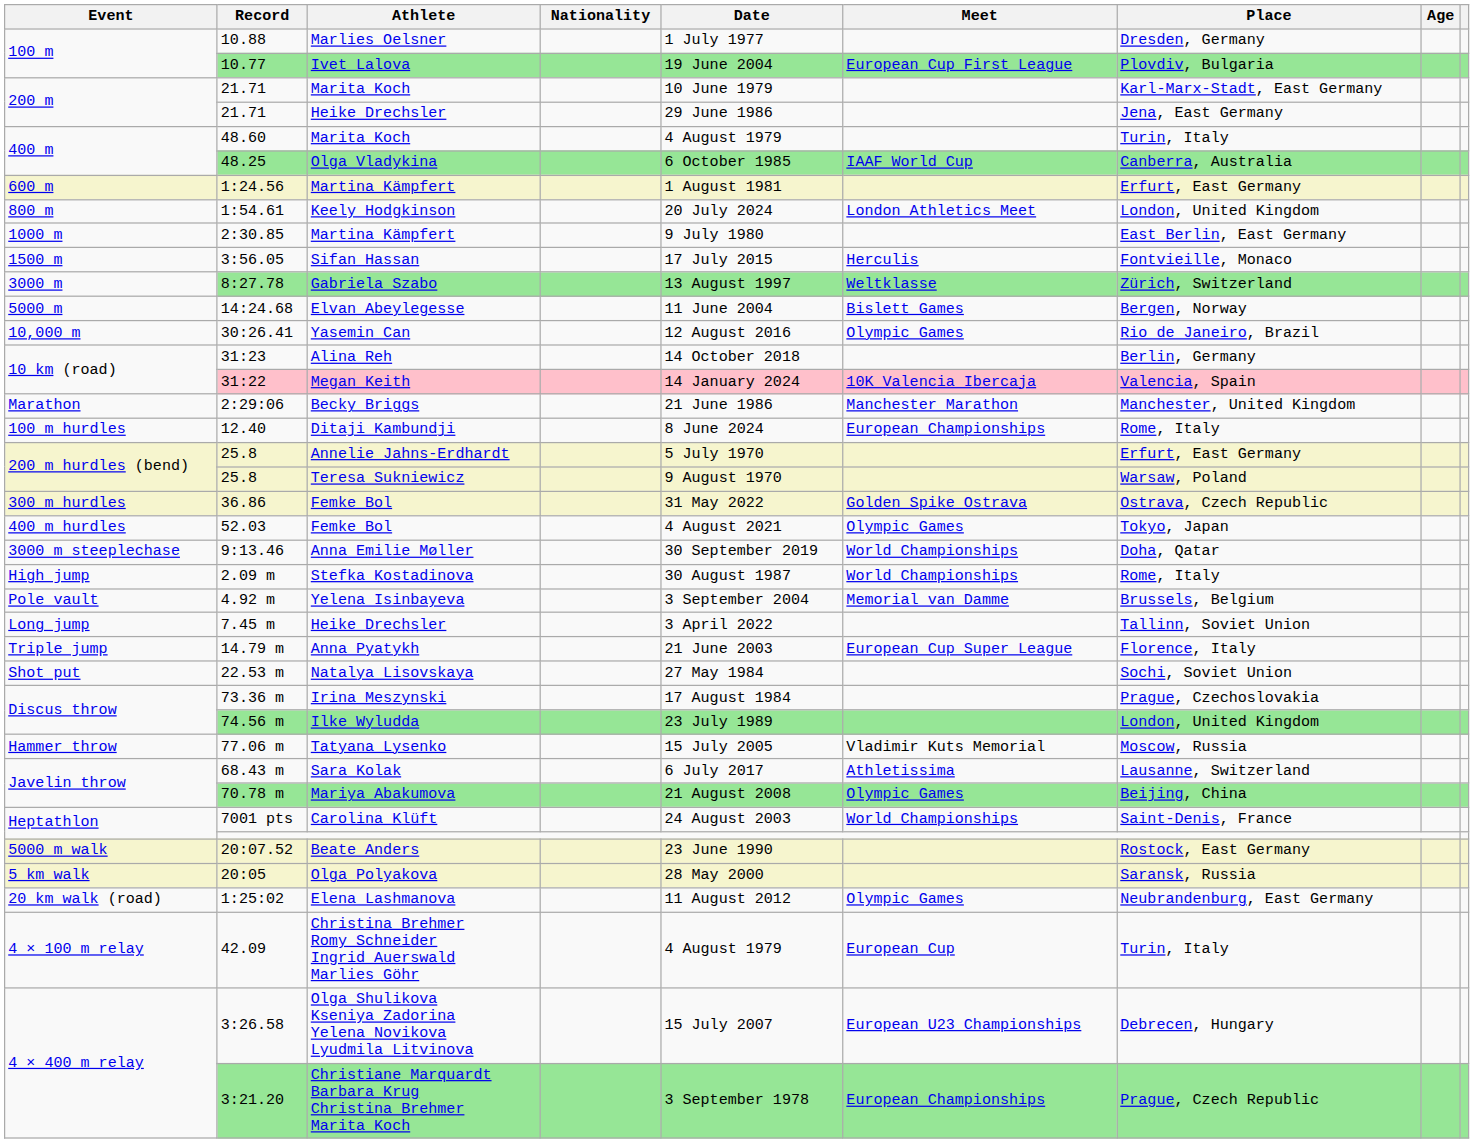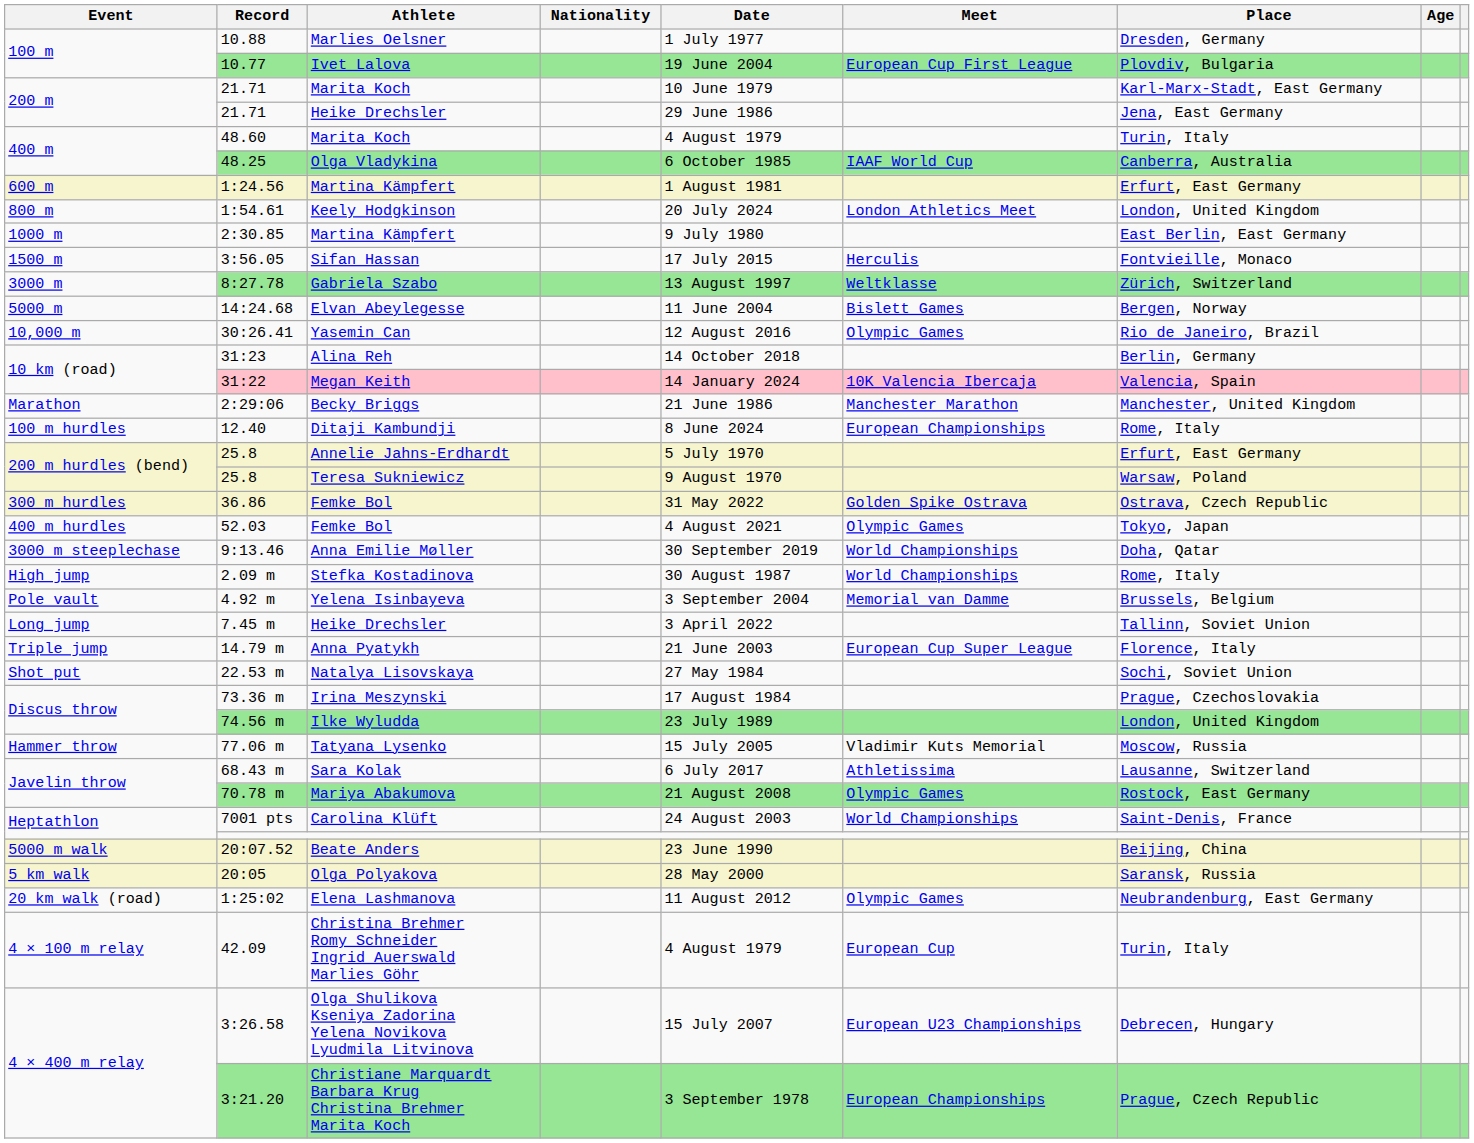(1184, 795) Beijing, China -> (1215, 795) Rostock, East Germany
(1215, 851) Rostock, East Germany -> (1184, 851) Beijing, China
